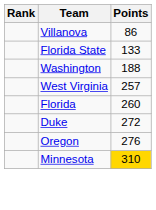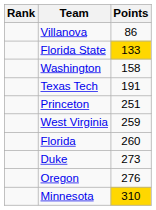(131, 50) no background -> (131, 50) gold background
(131, 68) 188 -> (131, 68) 158
+ row: (69, 86)
+ row: (65, 104)
(131, 86) 257 -> (131, 123) 259
(131, 123) 272 -> (131, 159) 273
